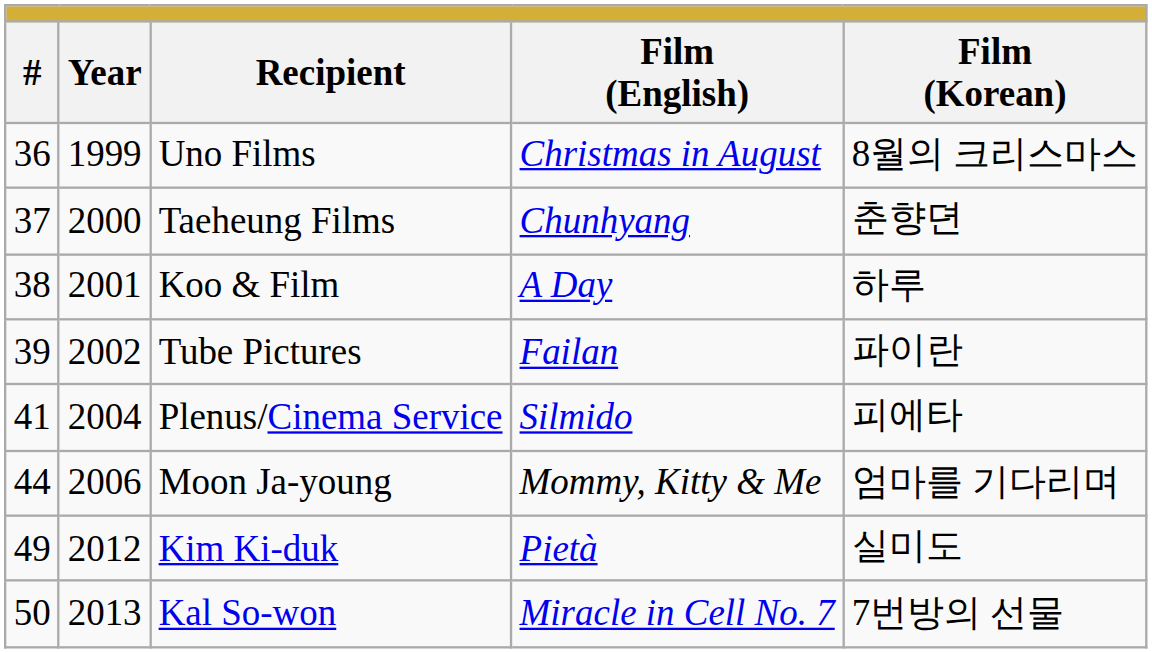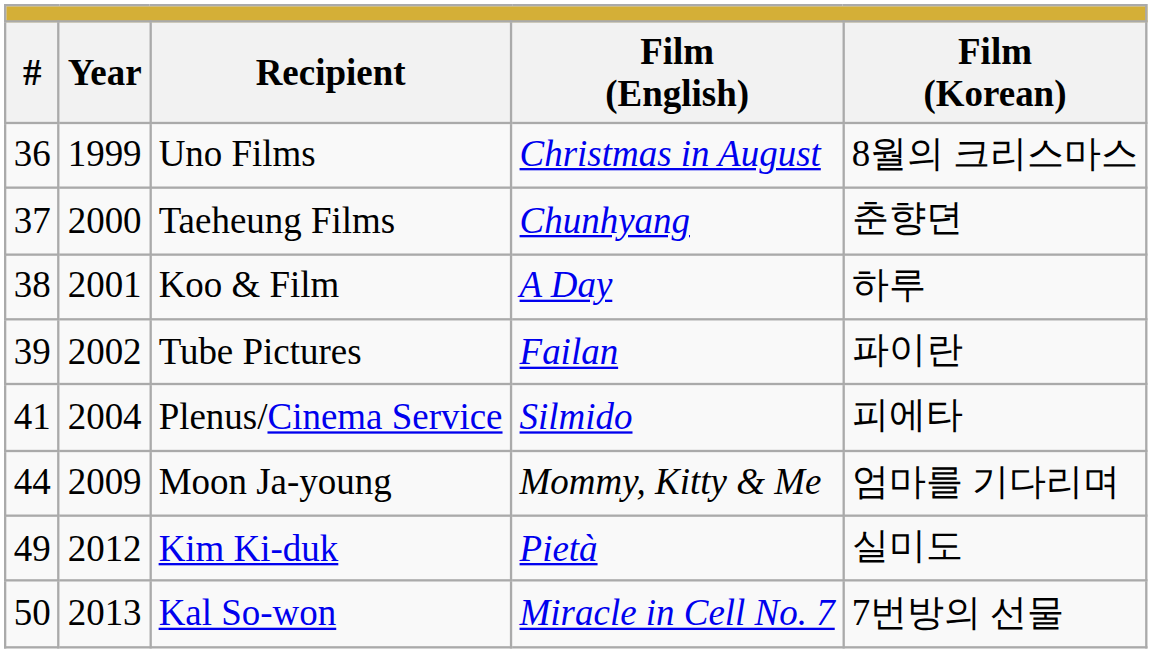(105, 482) 2006 -> (105, 482) 2009
